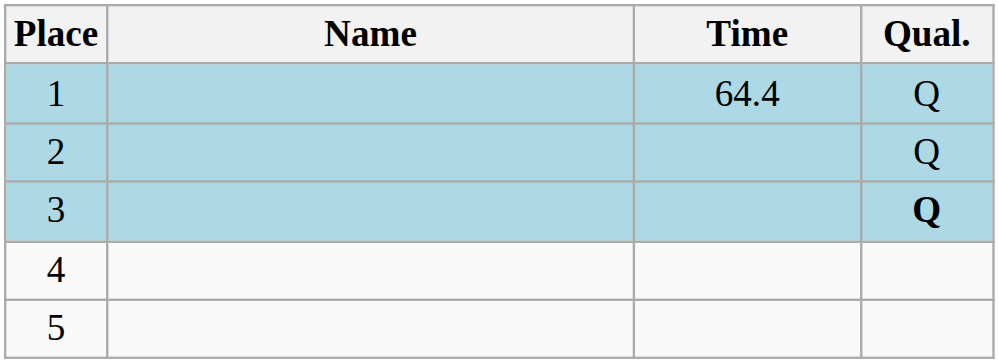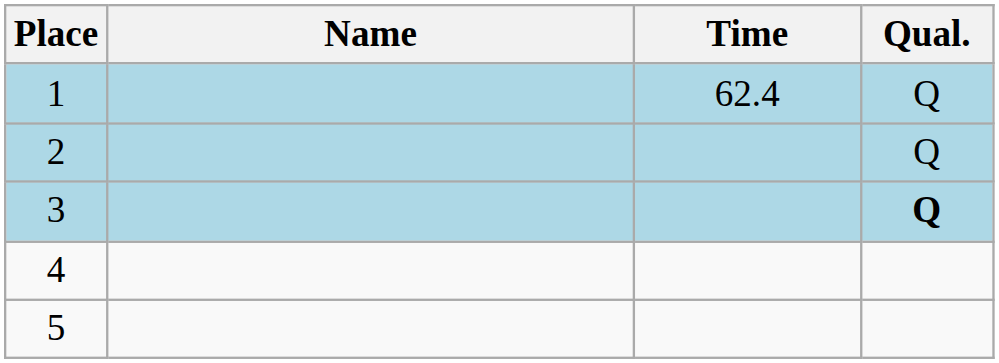(747, 92) 64.4 -> (747, 92) 62.4
